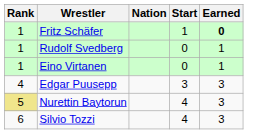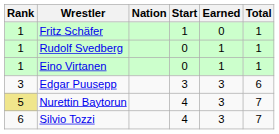+ column: (259, 13)
(221, 31) bold -> (221, 31) normal
(21, 84) 4 -> (21, 84) 3
